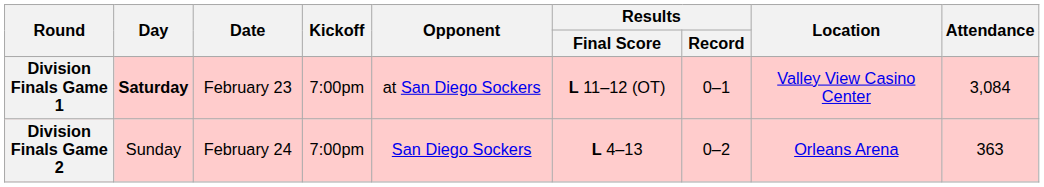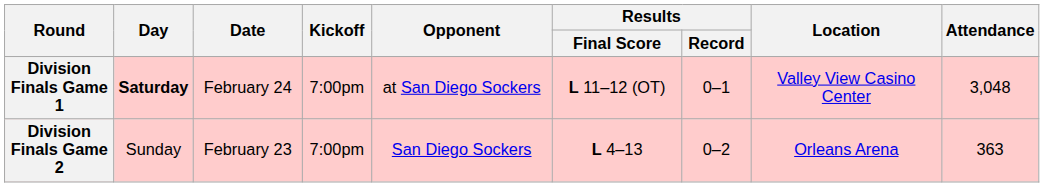(248, 87) February 23 -> (248, 87) February 24
(990, 87) 3,084 -> (990, 87) 3,048
(248, 150) February 24 -> (248, 150) February 23
